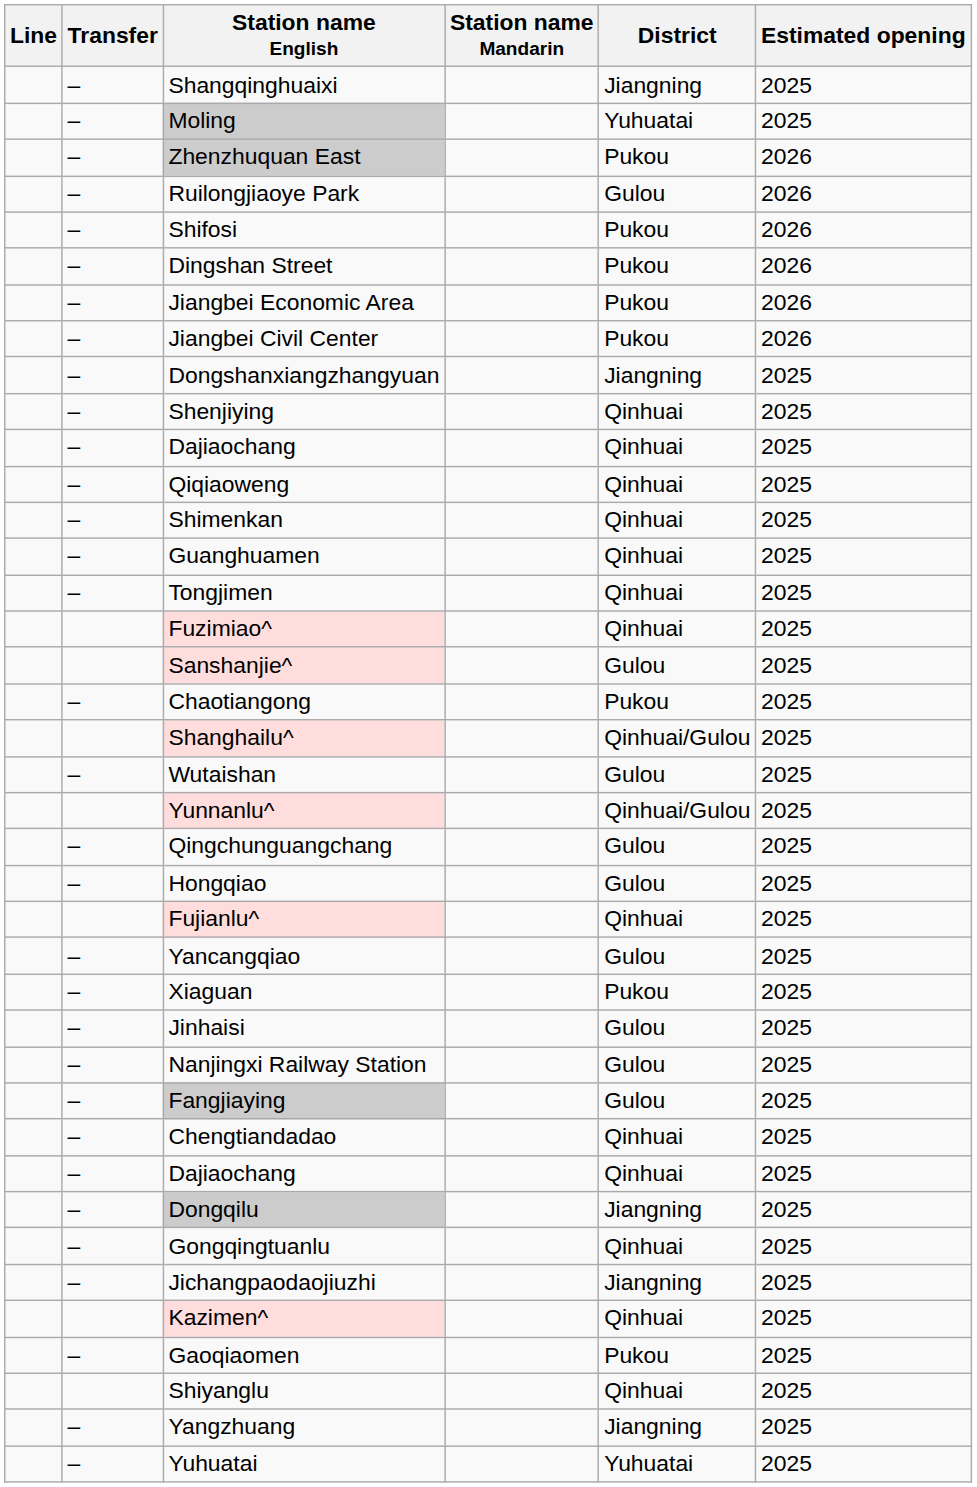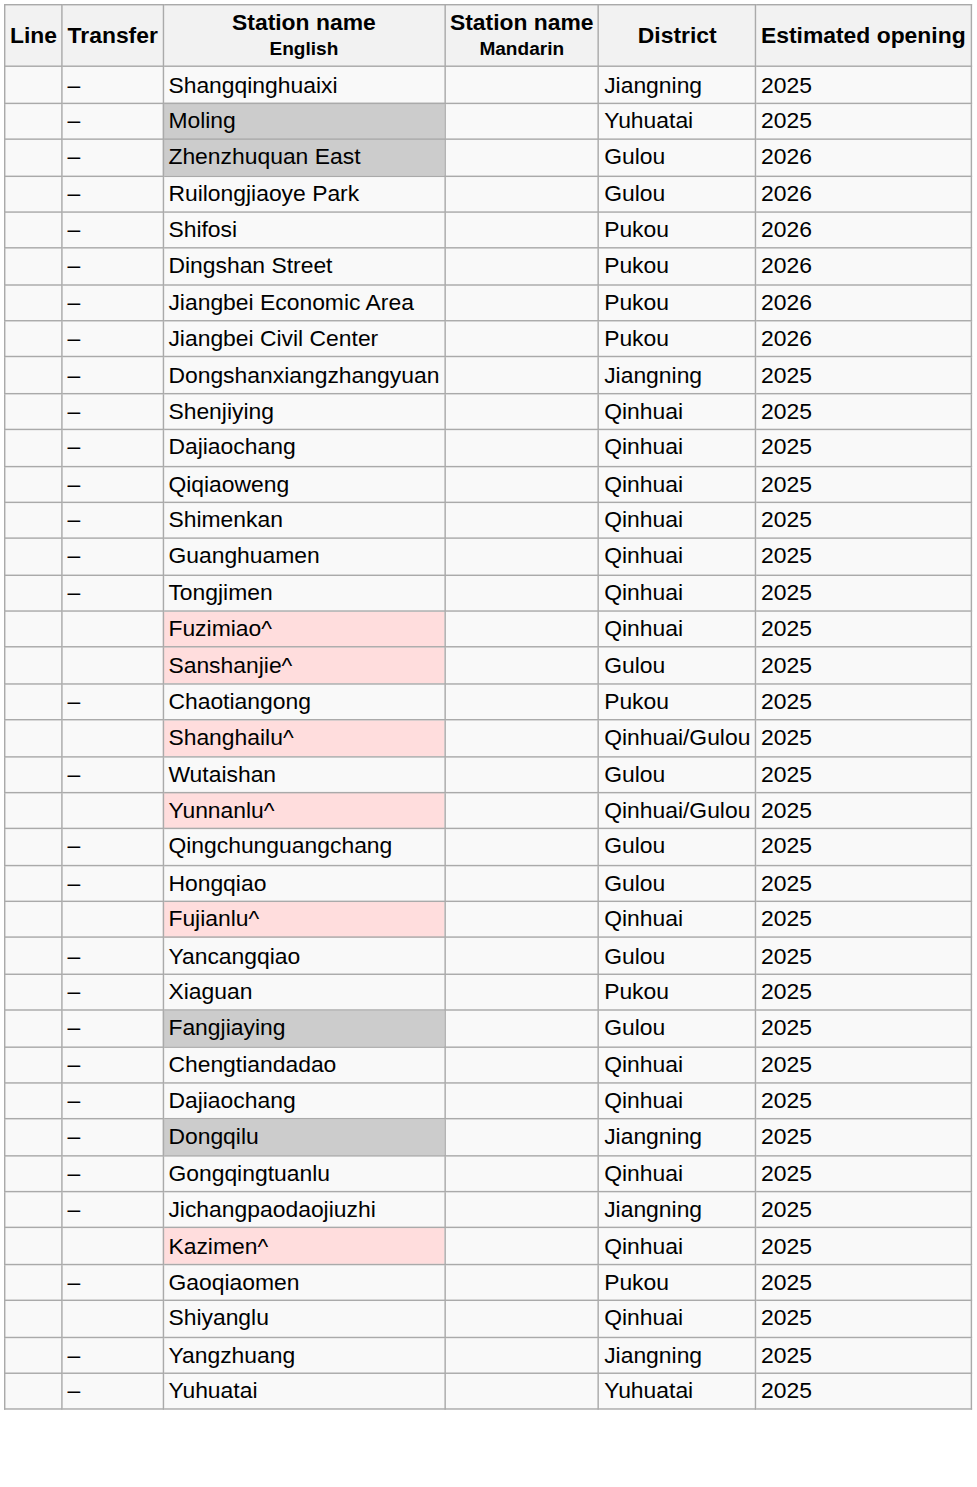(637, 157) Pukou -> (635, 157) Gulou
- row: (74, 1028)
- row: (74, 1064)
